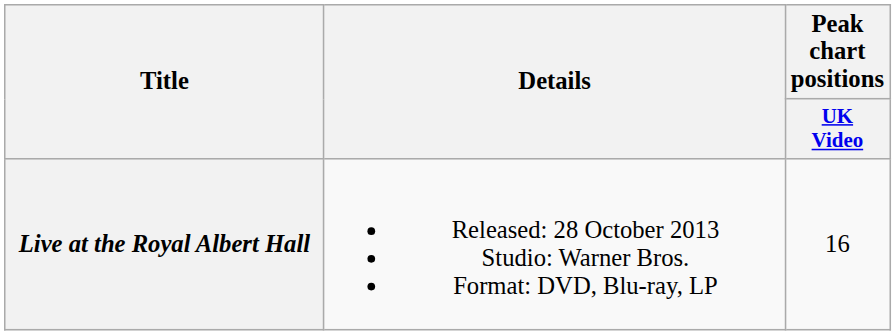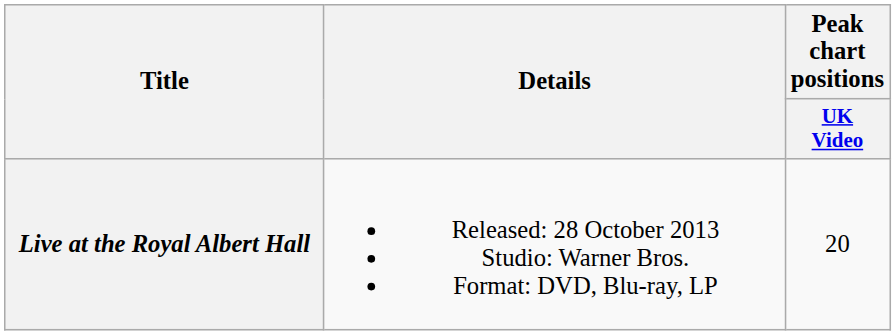(837, 243) 16 -> (837, 243) 20
